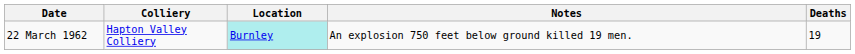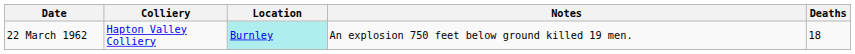(815, 35) 19 -> (815, 35) 18
